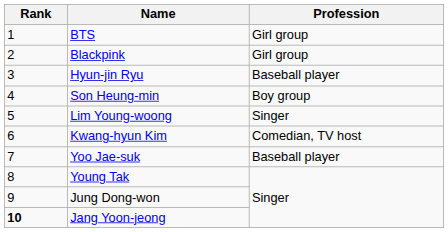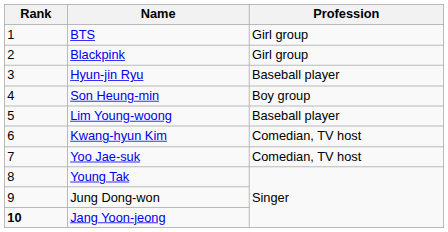(270, 116) Singer -> (296, 116) Baseball player
(296, 156) Baseball player -> (307, 156) Comedian, TV host
